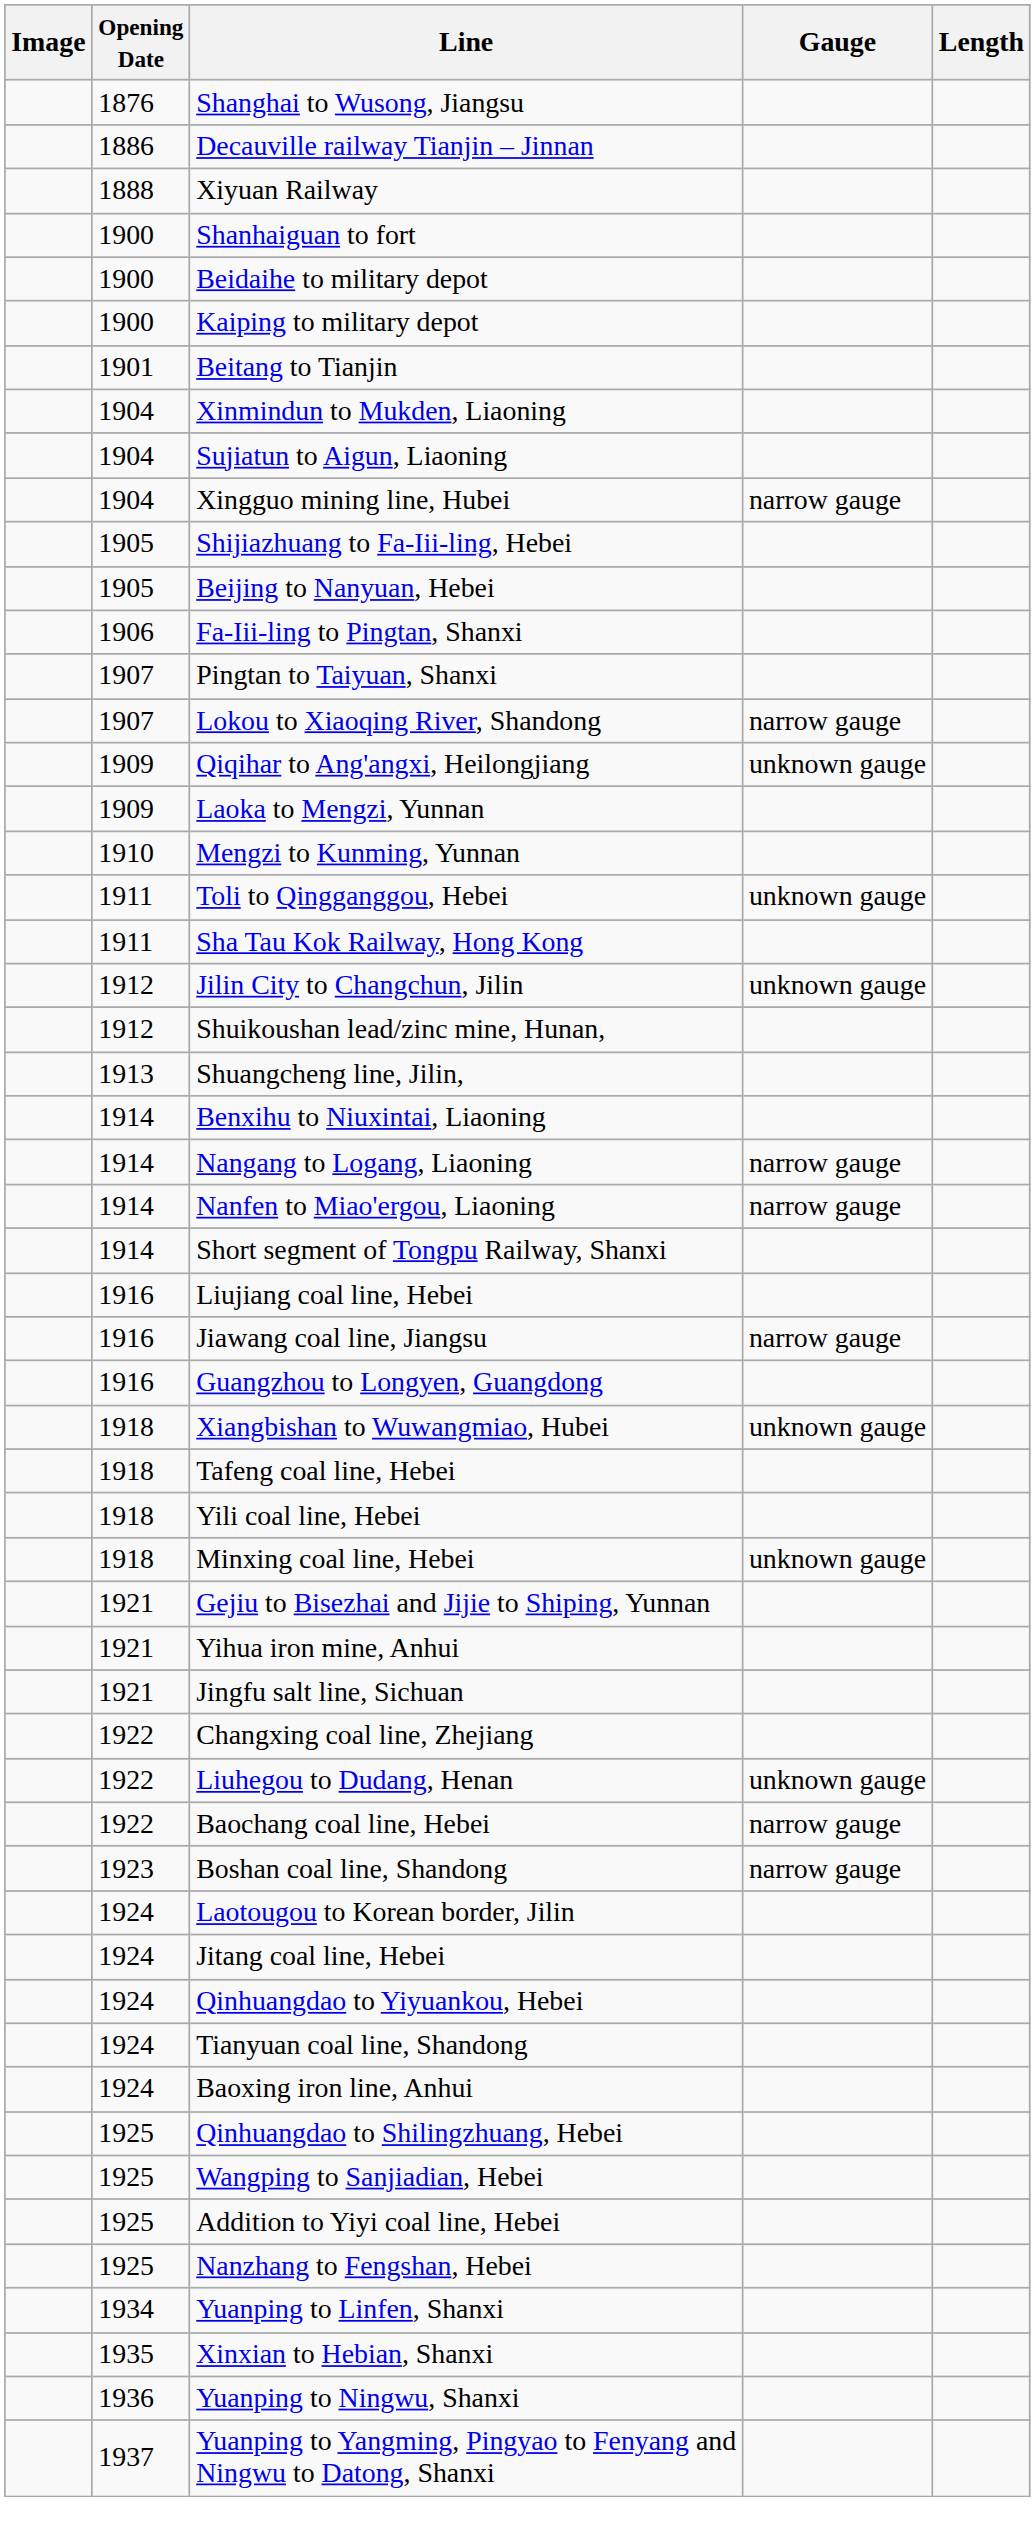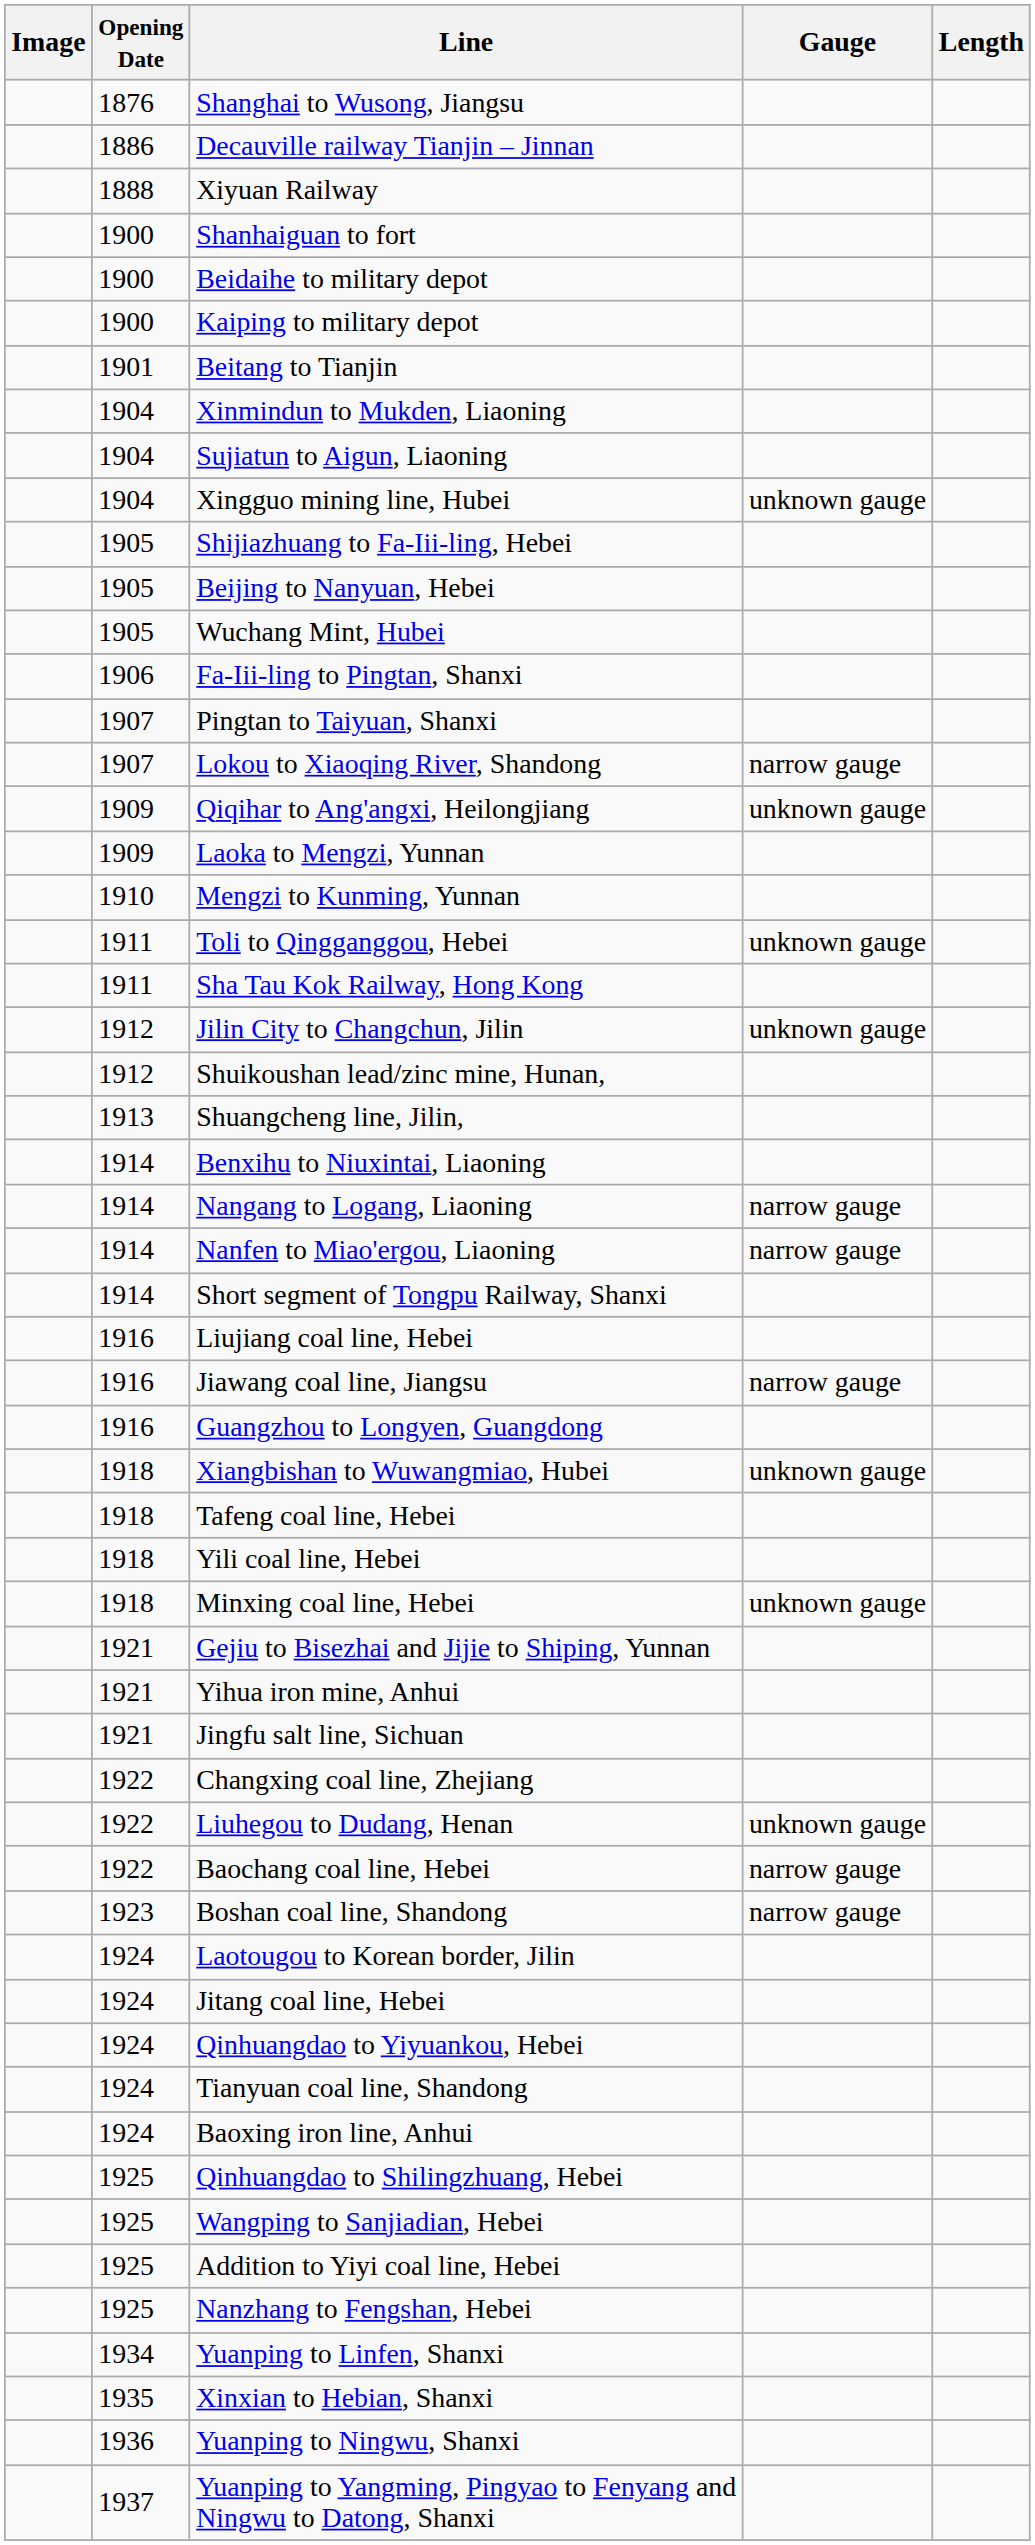(825, 499) narrow gauge -> (837, 499) unknown gauge
+ row: (321, 631)
